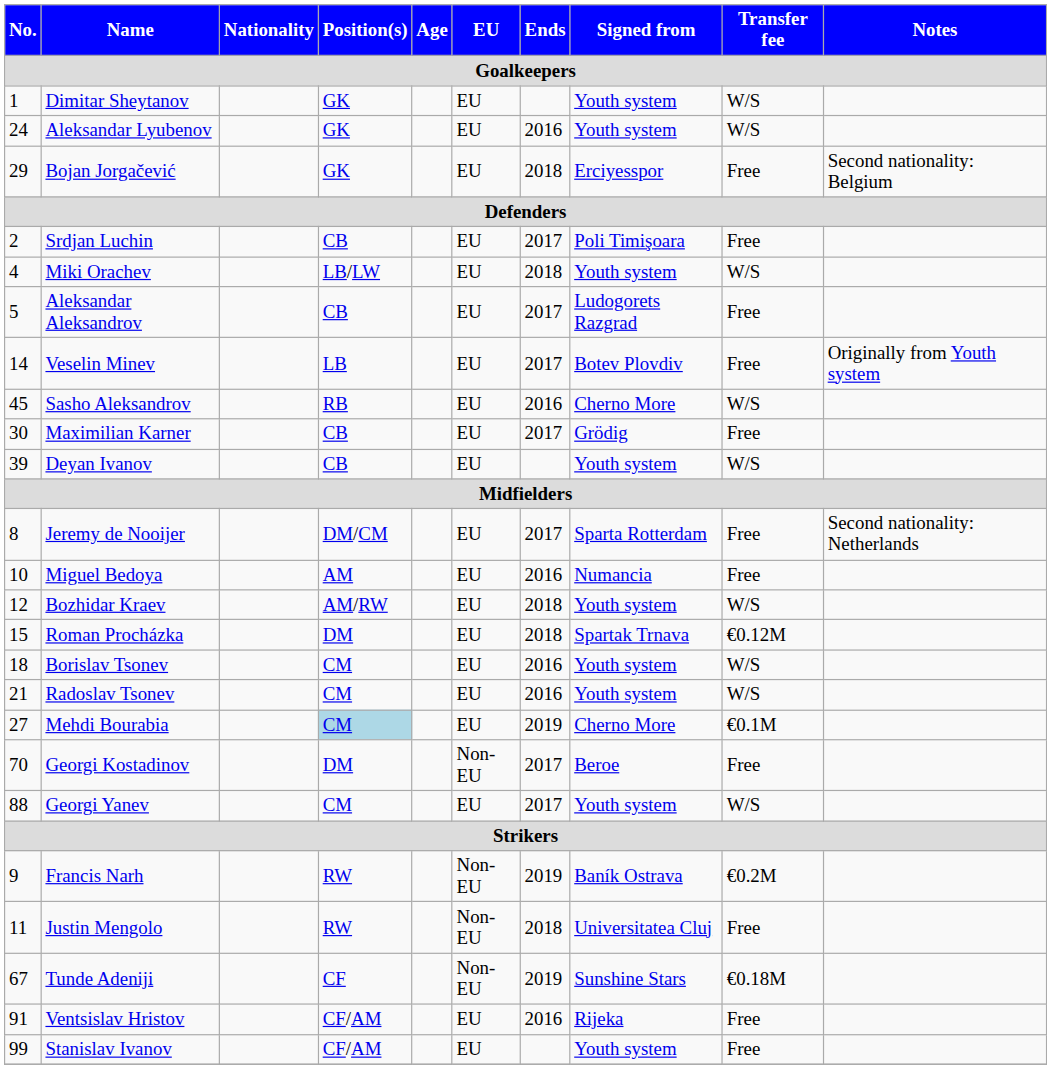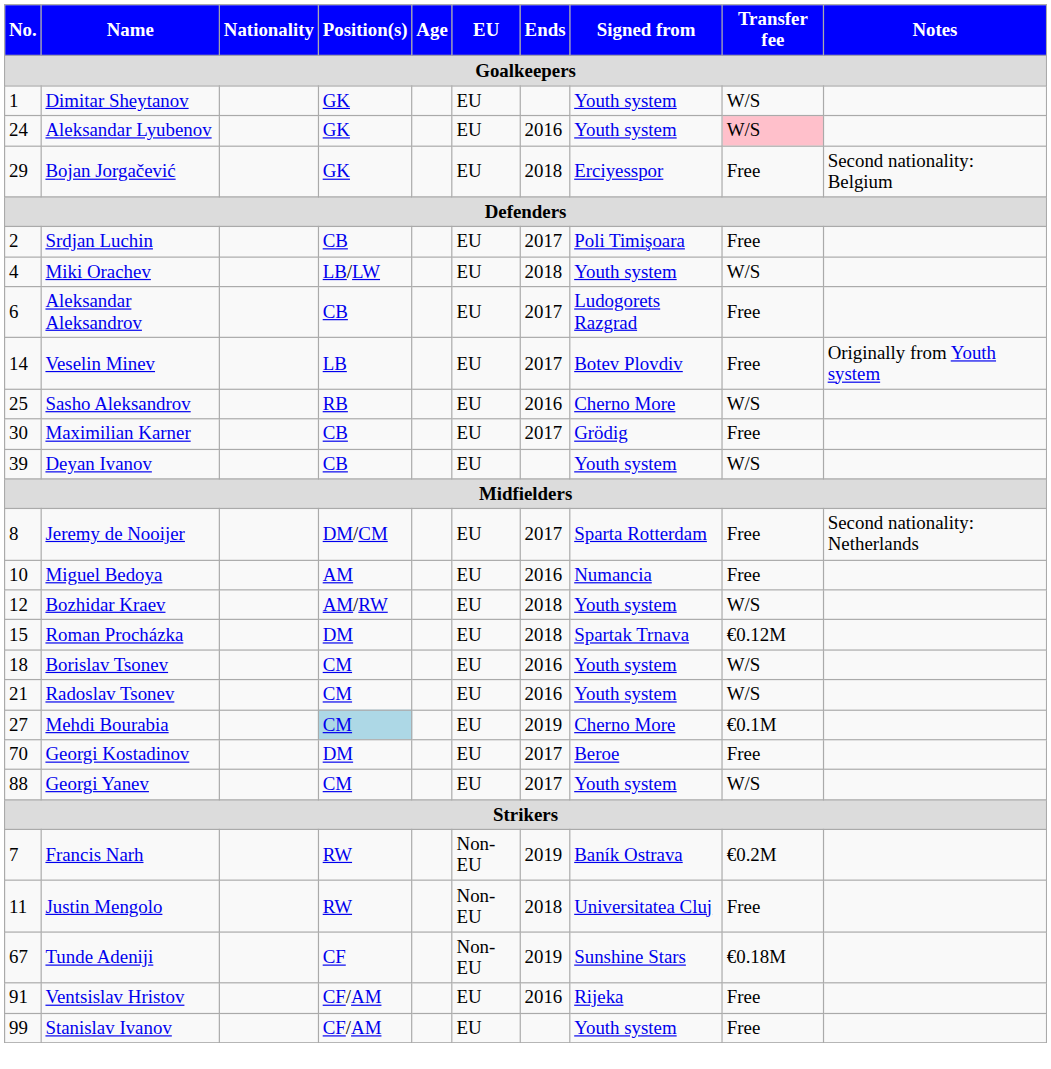(744, 130) no background -> (744, 130) pink background
(14, 312) 5 -> (14, 312) 6
(18, 403) 45 -> (18, 403) 25
(476, 765) Non-EU -> (469, 754) EU
(14, 876) 9 -> (14, 854) 7
